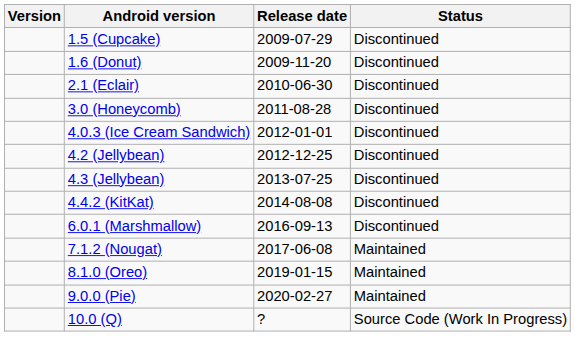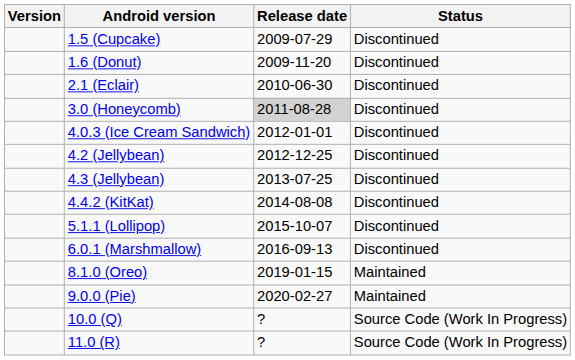(294, 109) no background -> (294, 109) lightgrey background
+ row: (117, 226)
- row: (115, 249)
+ row: (94, 343)
